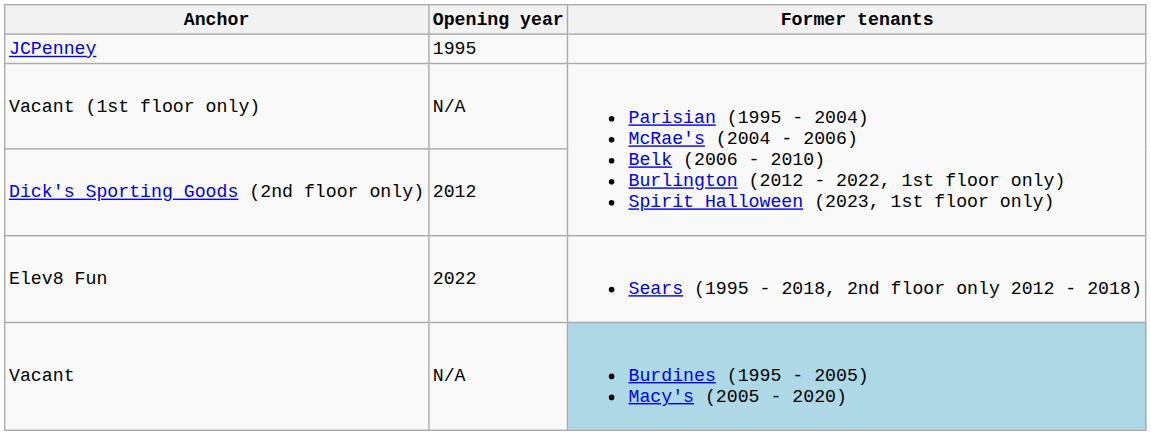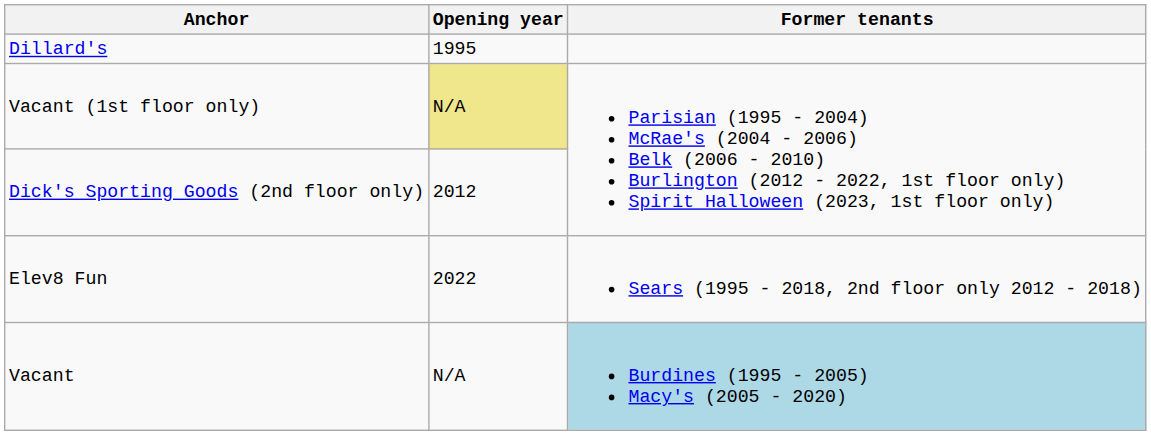+ row: (58, 49)
- row: (53, 49)
(449, 107) no background -> (449, 107) khaki background
